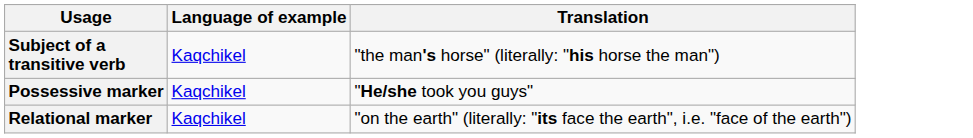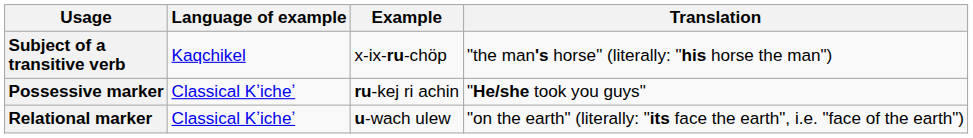+ column: (407, 18)
(209, 91) Kaqchikel -> (233, 91) Classical Kʼicheʼ
(209, 118) Kaqchikel -> (233, 118) Classical Kʼicheʼ
